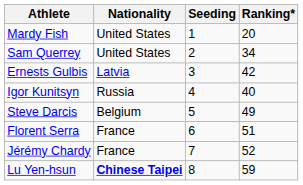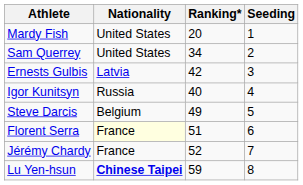columns swapped: (268, 14) <-> (212, 14)
(116, 131) no background -> (116, 131) lightyellow background
